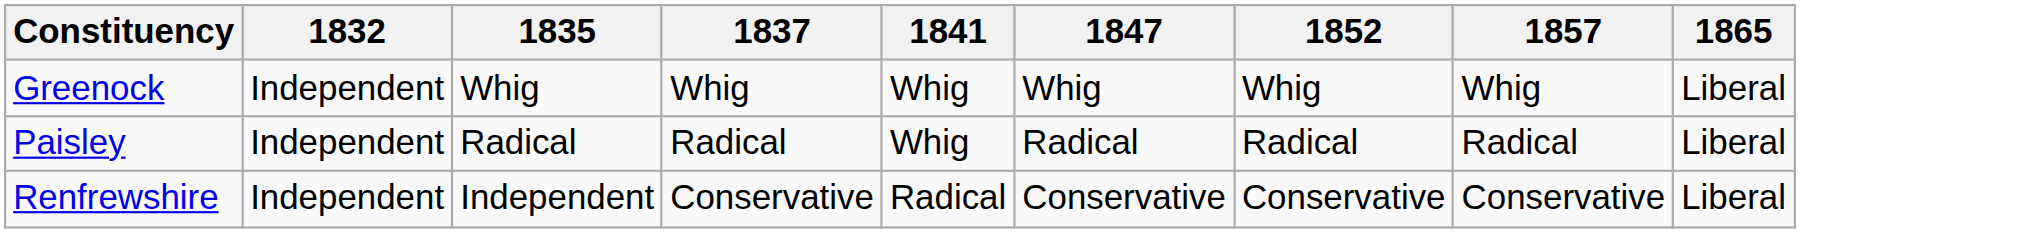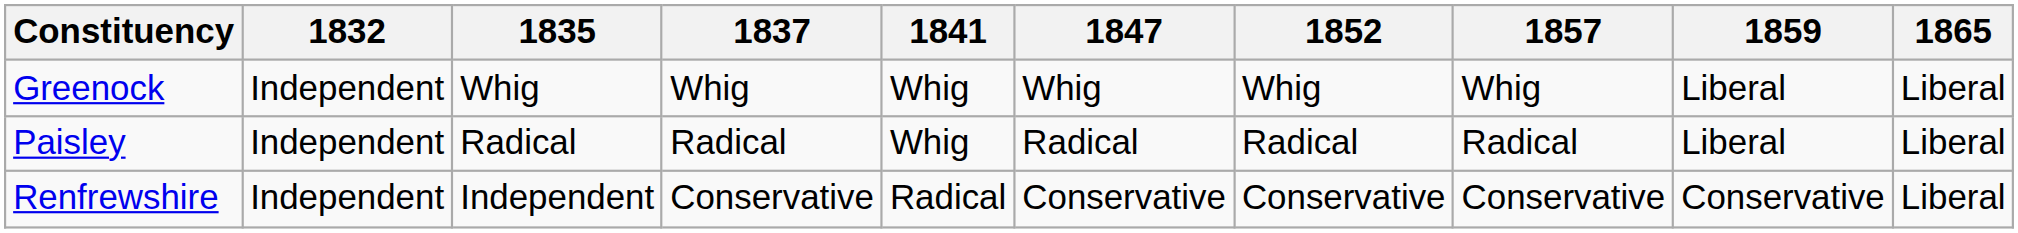+ column: (1783, 32)
